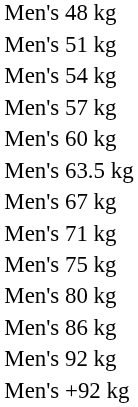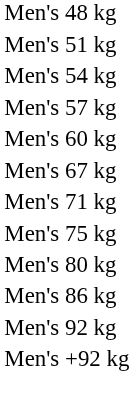- row: (69, 170)
